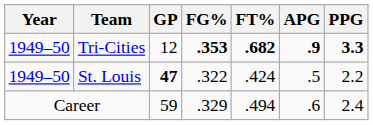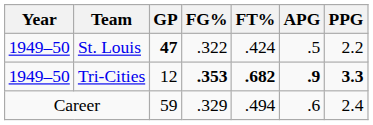rows swapped: (112, 47) <-> (109, 76)
